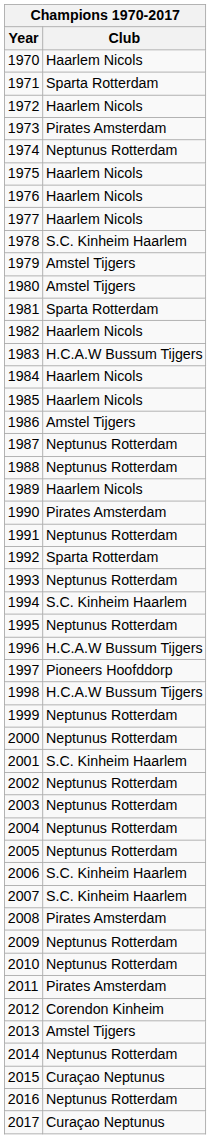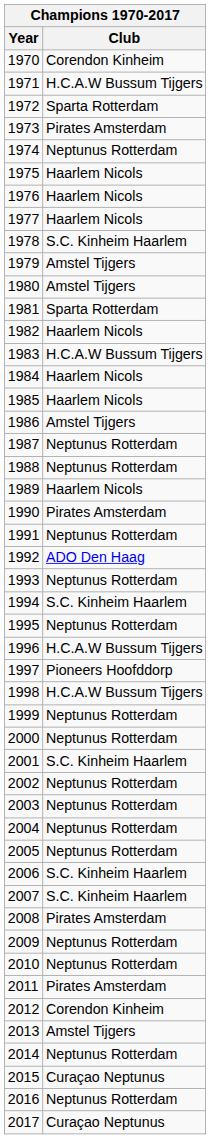(94, 60) Haarlem Nicols -> (105, 60) Corendon Kinheim
(102, 83) Sparta Rotterdam -> (124, 83) H.C.A.W Bussum Tijgers
(94, 106) Haarlem Nicols -> (102, 106) Sparta Rotterdam
(102, 557) Sparta Rotterdam -> (95, 557) ADO Den Haag
